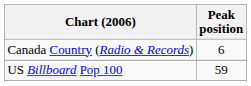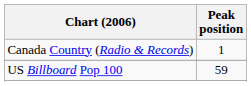(221, 49) 6 -> (221, 49) 1
